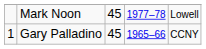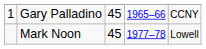rows swapped: (61, 34) <-> (50, 14)
